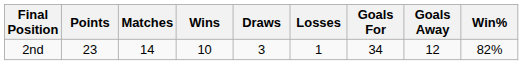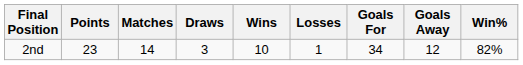columns swapped: (205, 22) <-> (262, 22)
